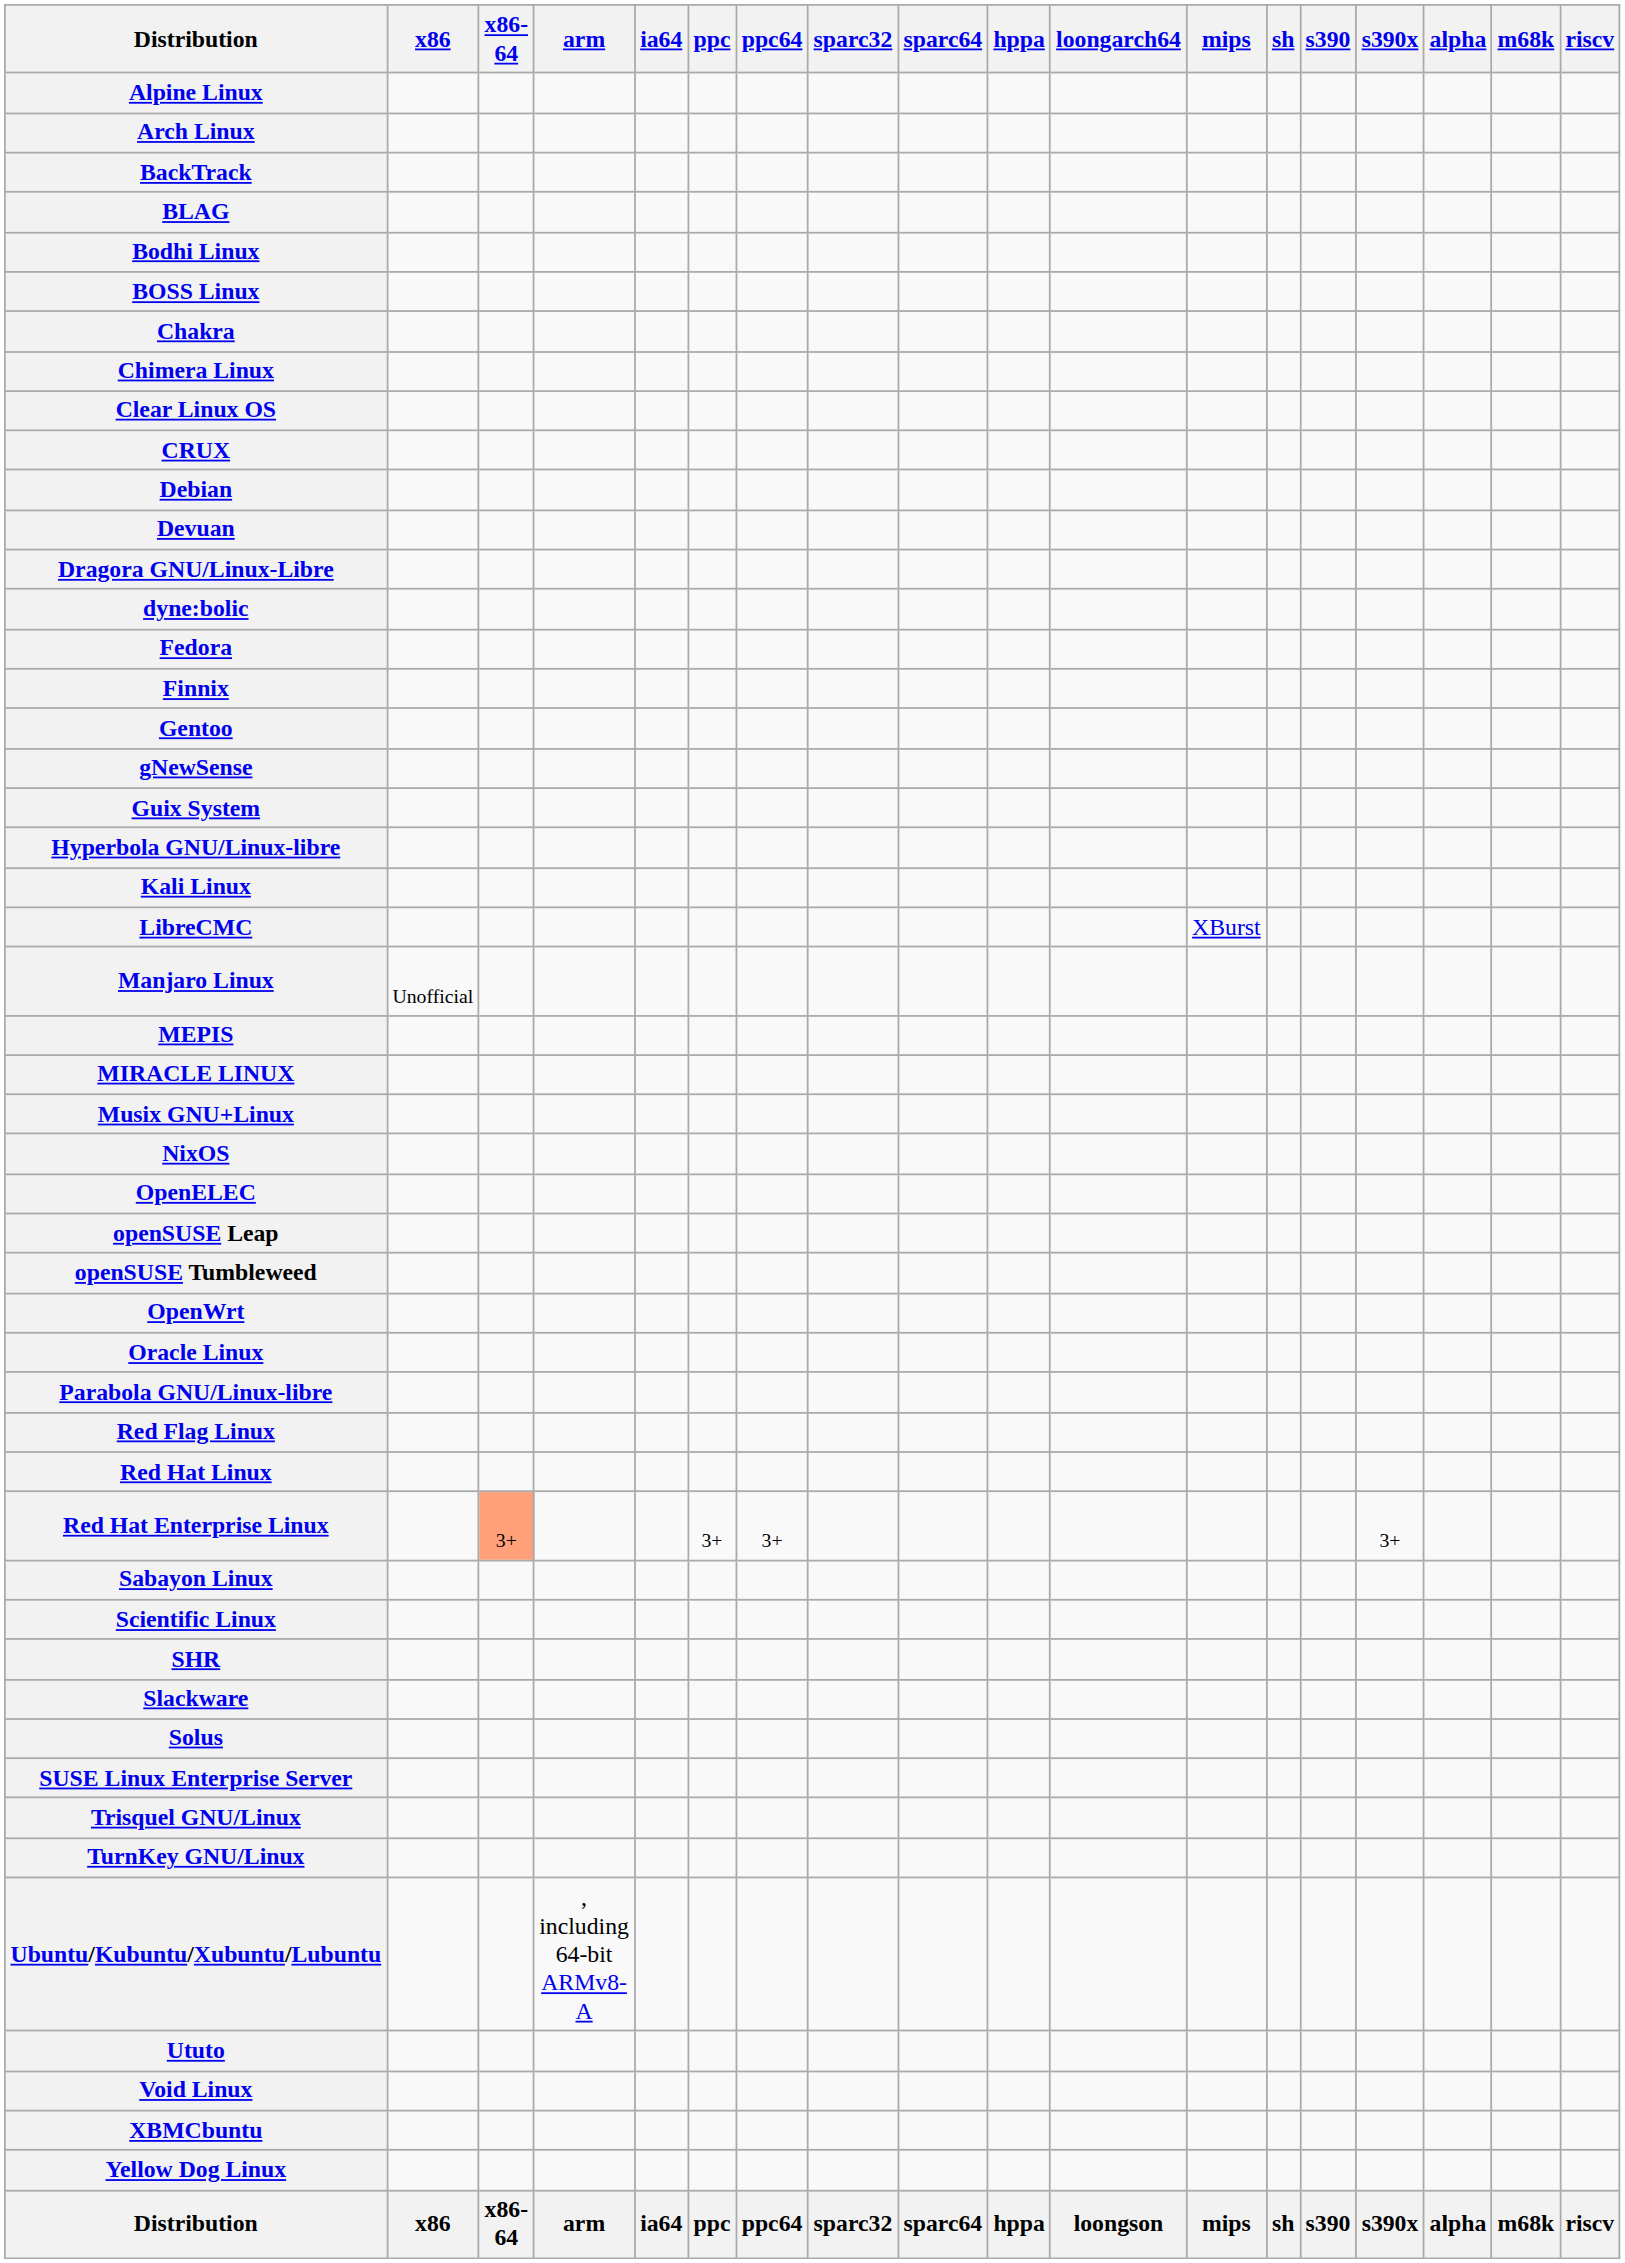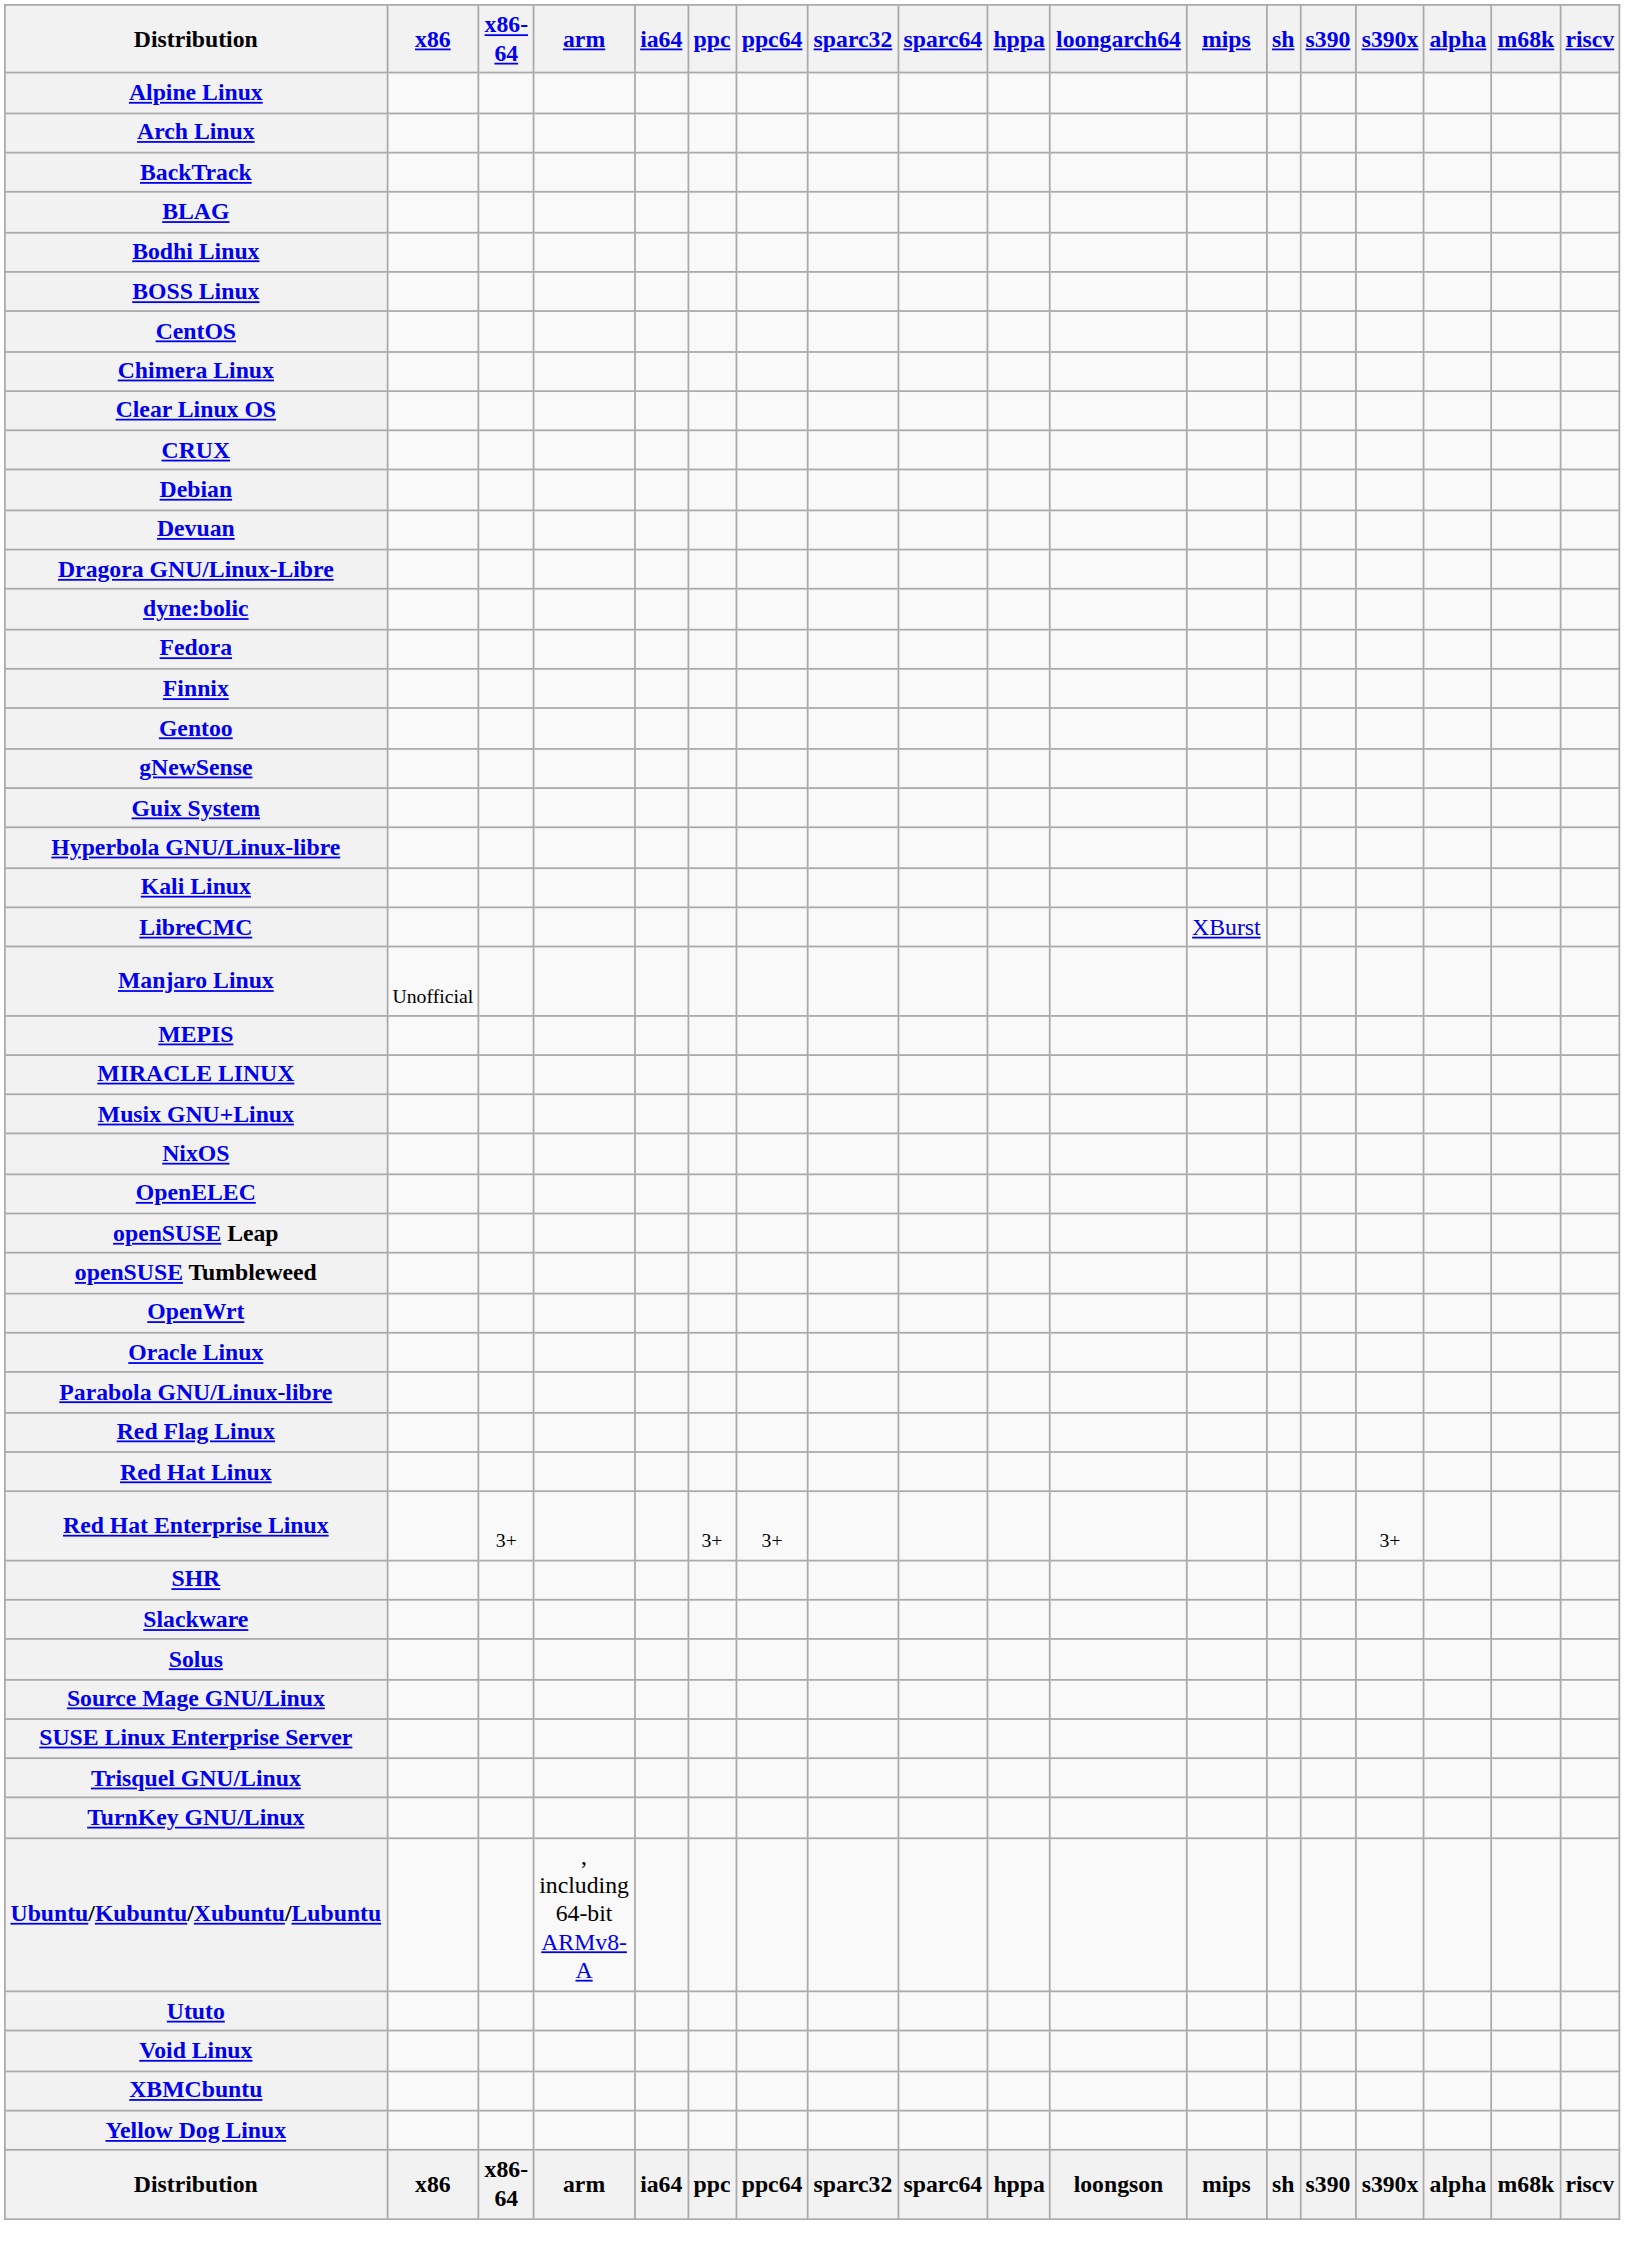+ row: (196, 331)
- row: (196, 331)
(506, 1540) lightsalmon background -> (506, 1540) no background
- row: (196, 1579)
- row: (196, 1619)
+ row: (196, 1698)
